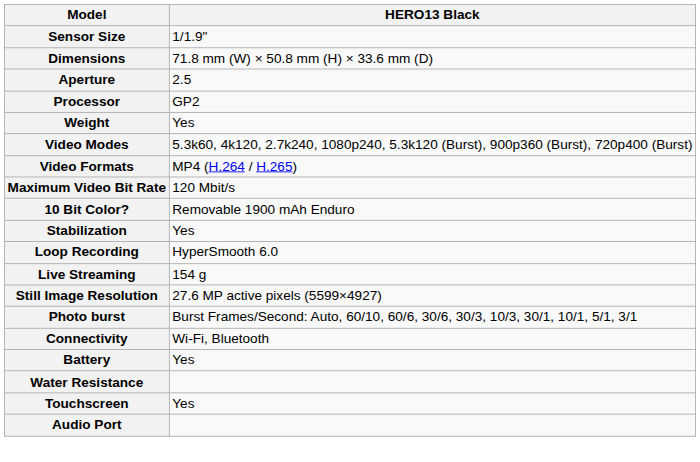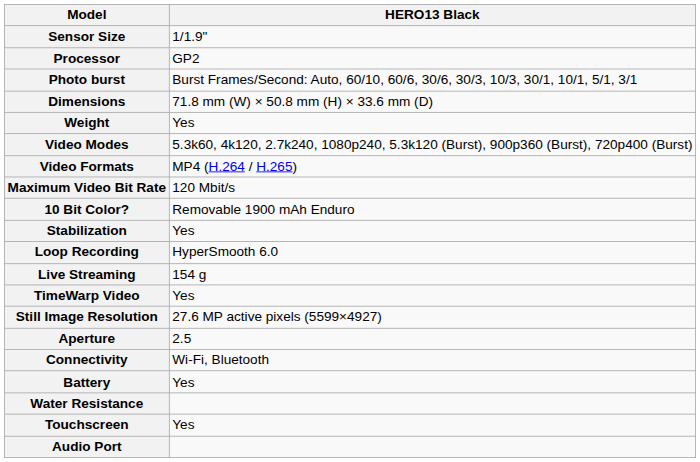rows swapped: (87, 101) <-> (87, 58)
rows swapped: (87, 79) <-> (87, 317)
+ row: (87, 295)
